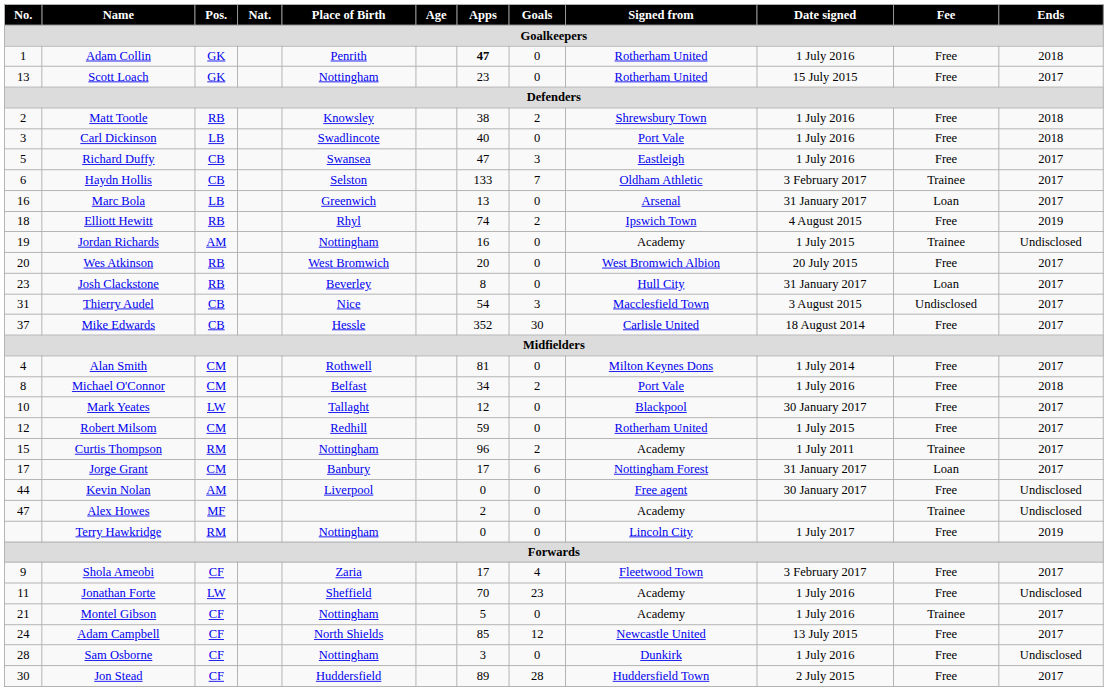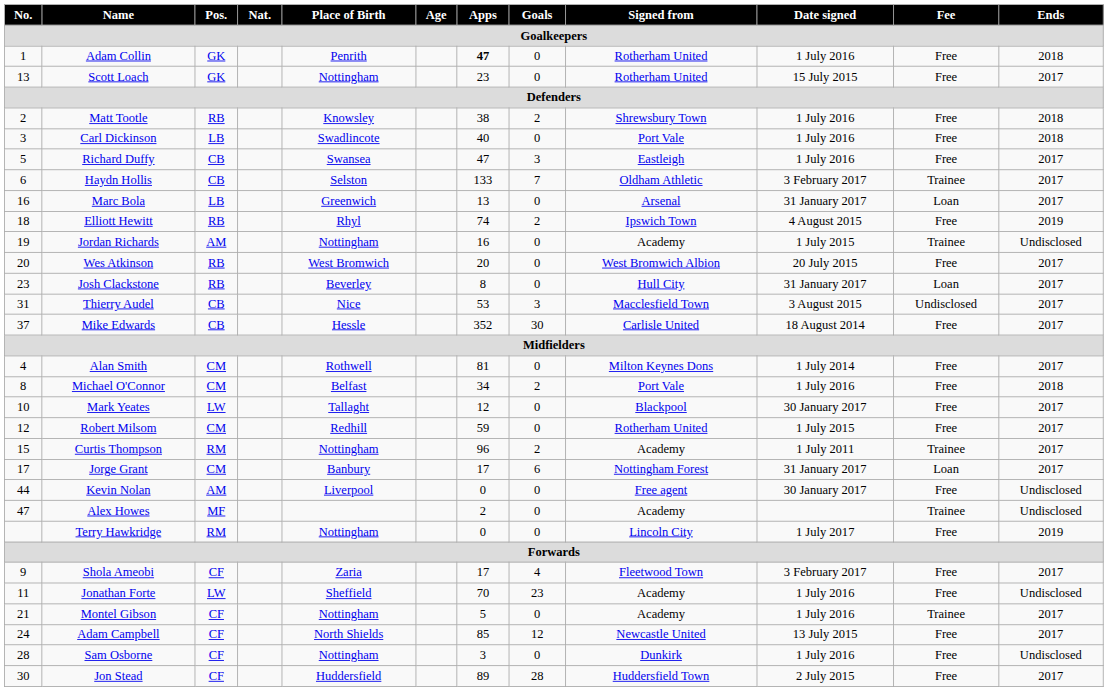(483, 304) 54 -> (483, 304) 53
